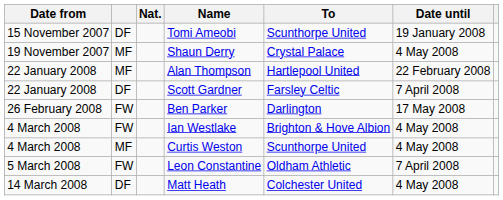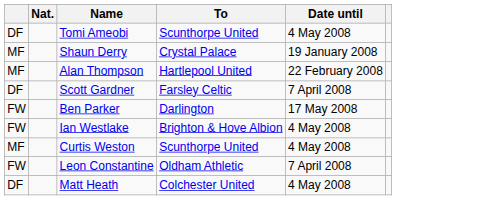- column: (58, 14)
(440, 33) 19 January 2008 -> (319, 33) 4 May 2008
(427, 52) 4 May 2008 -> (333, 52) 19 January 2008
